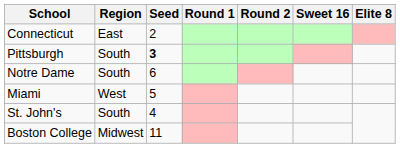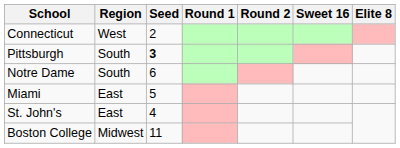(110, 34) East -> (112, 34) West
(112, 93) West -> (110, 93) East
(114, 113) South -> (110, 113) East
